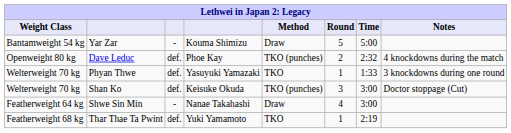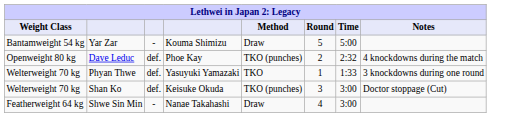- row: (126, 119)
